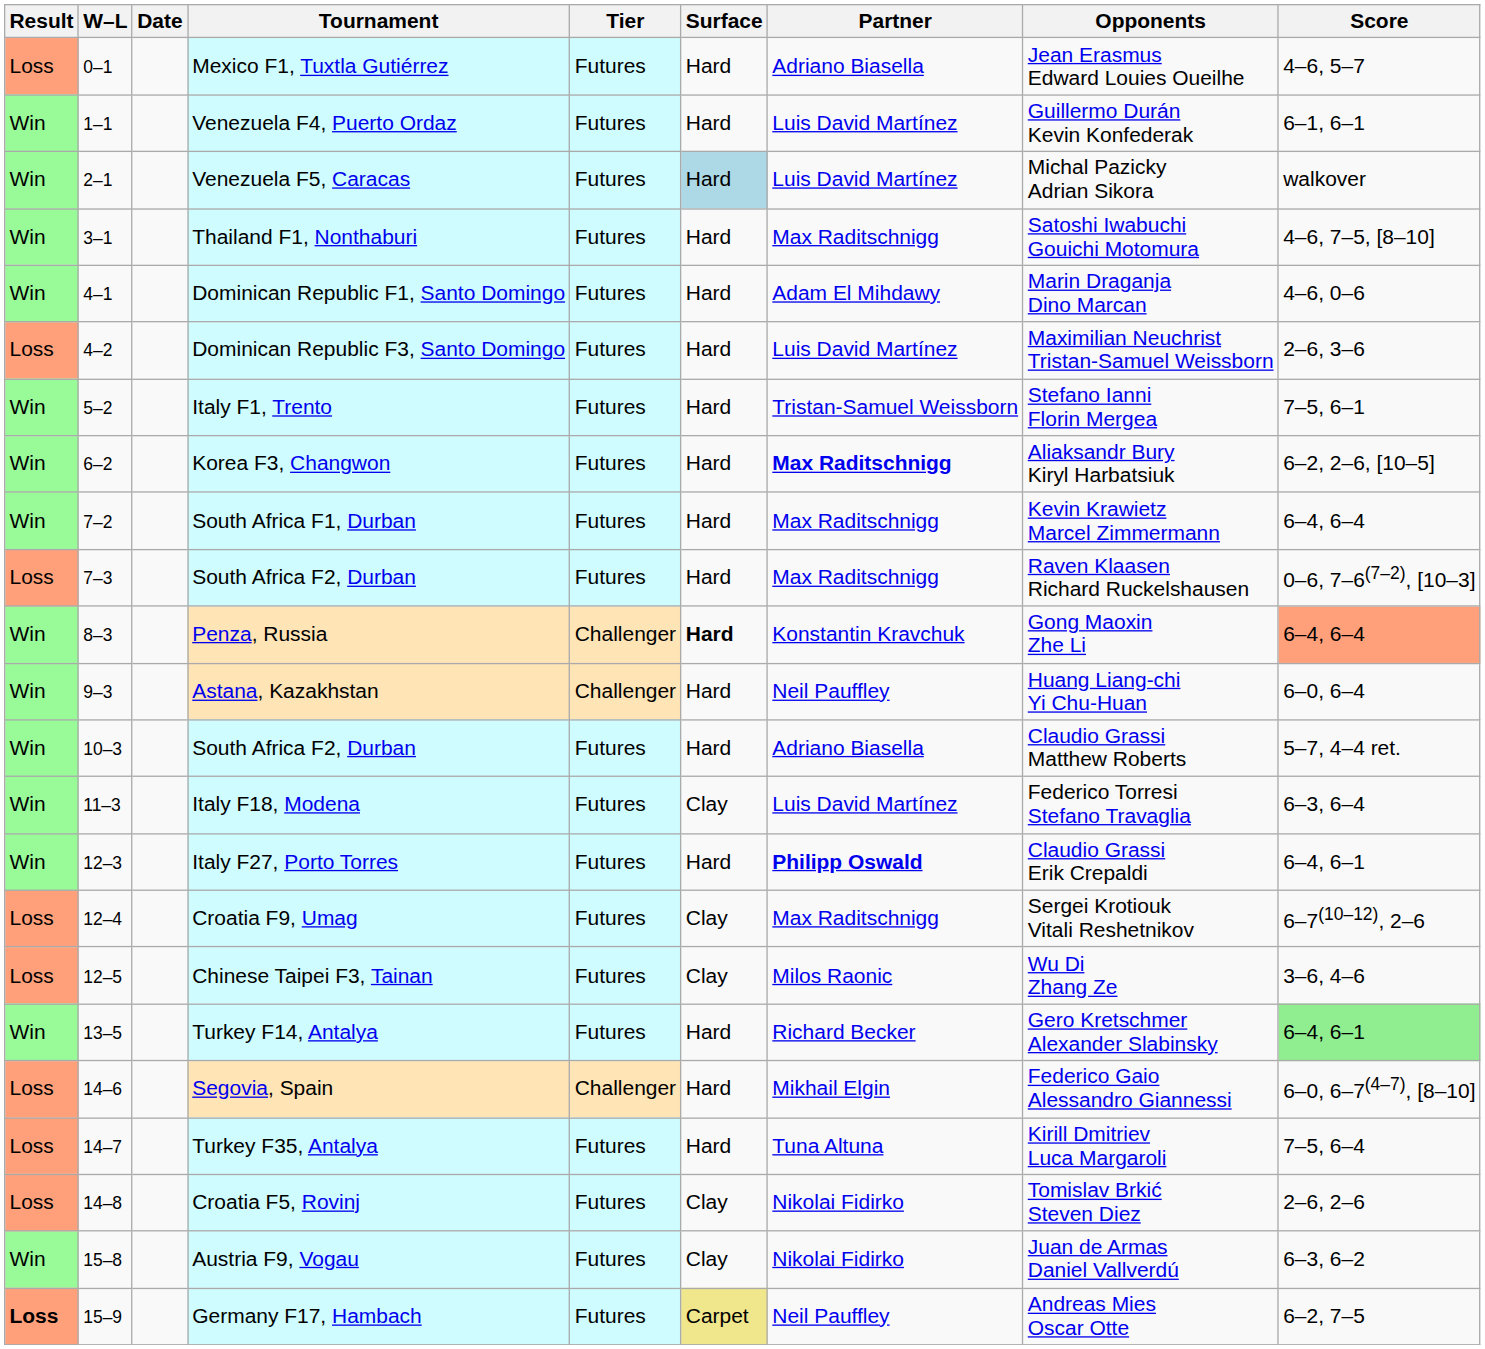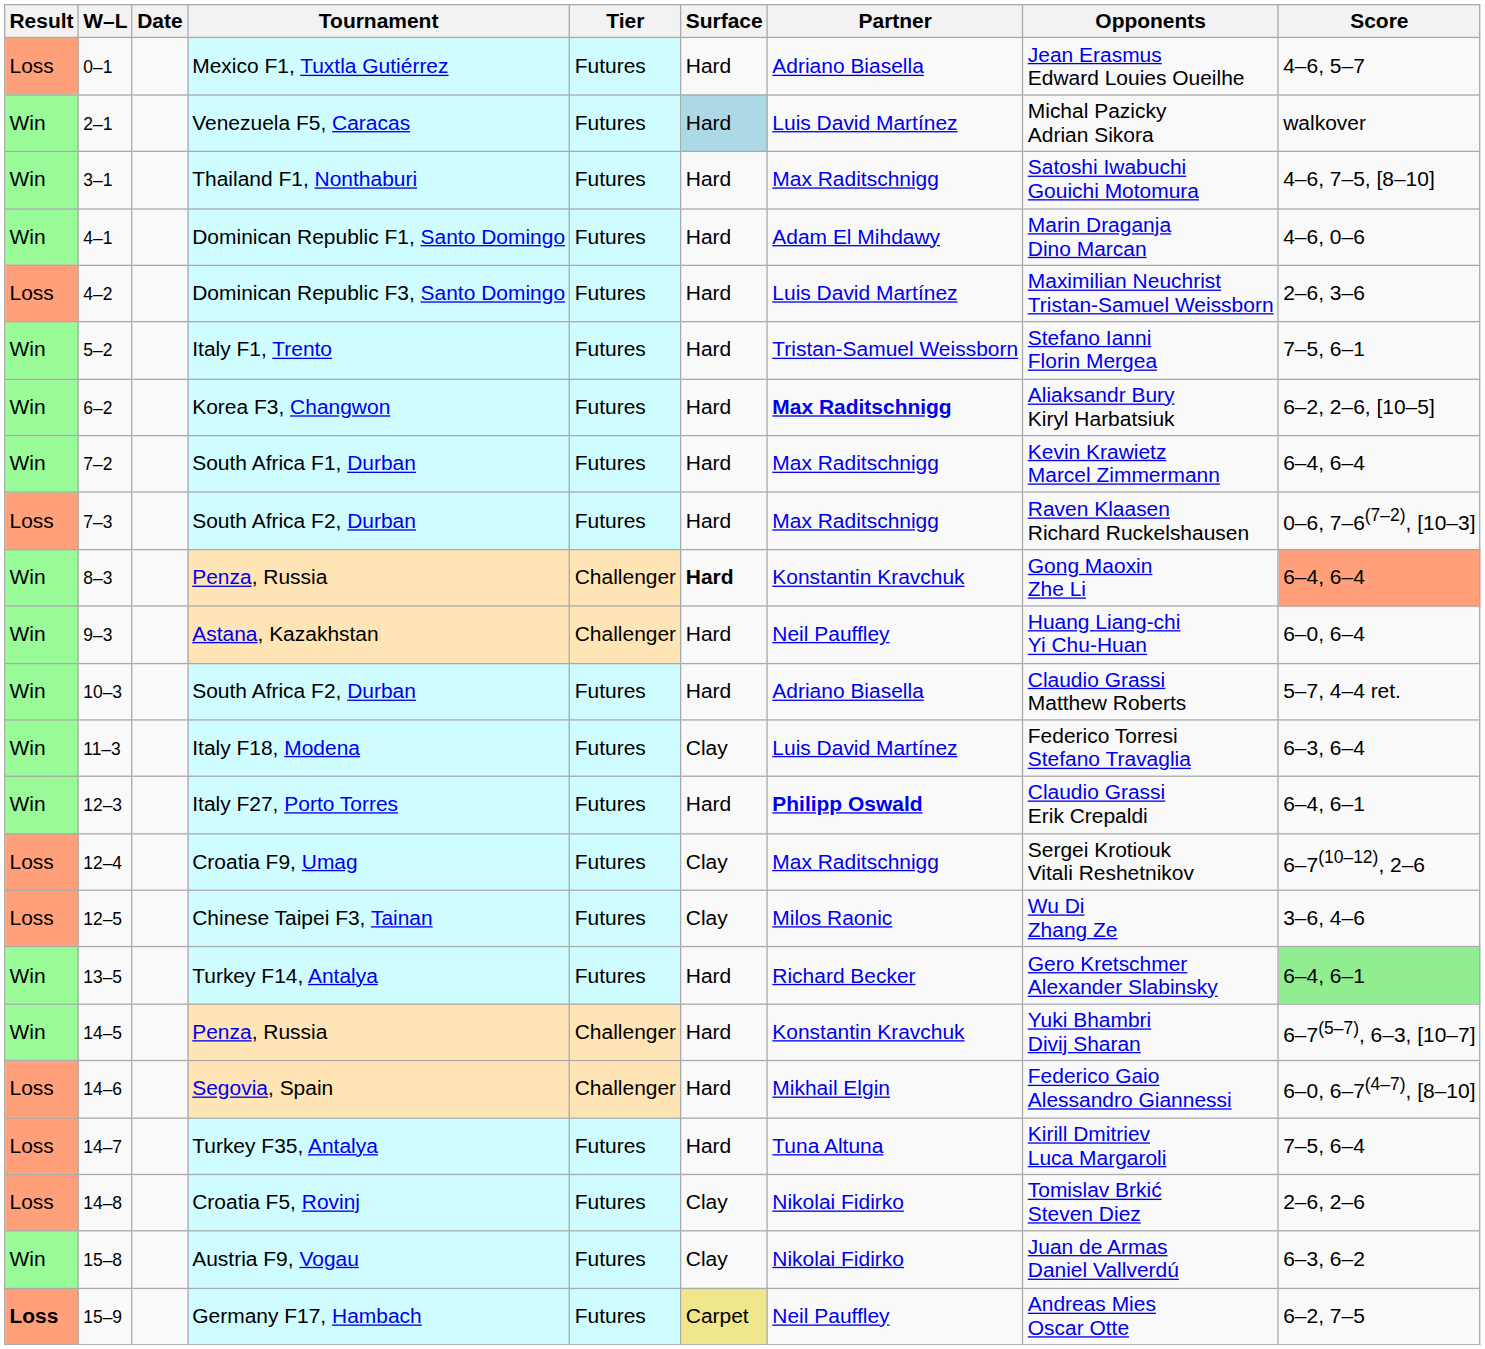- row: (98, 124)
+ row: (103, 1033)
